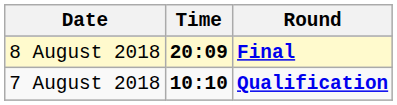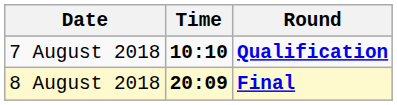rows swapped: (85, 84) <-> (85, 52)
